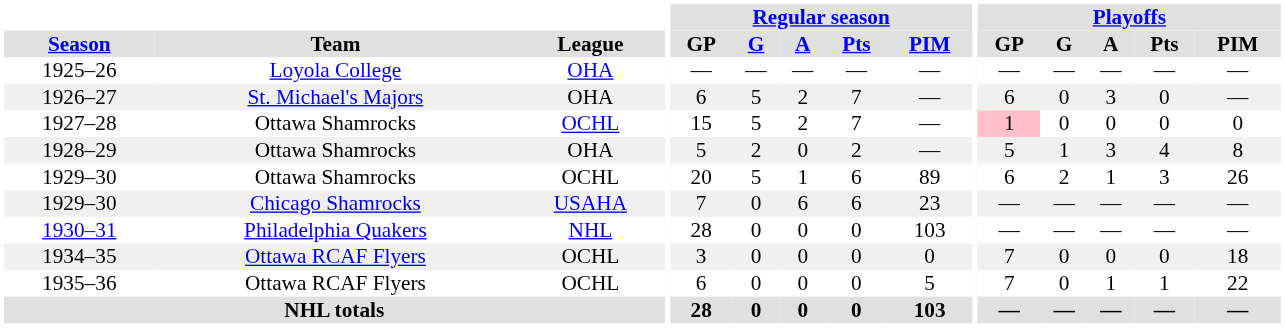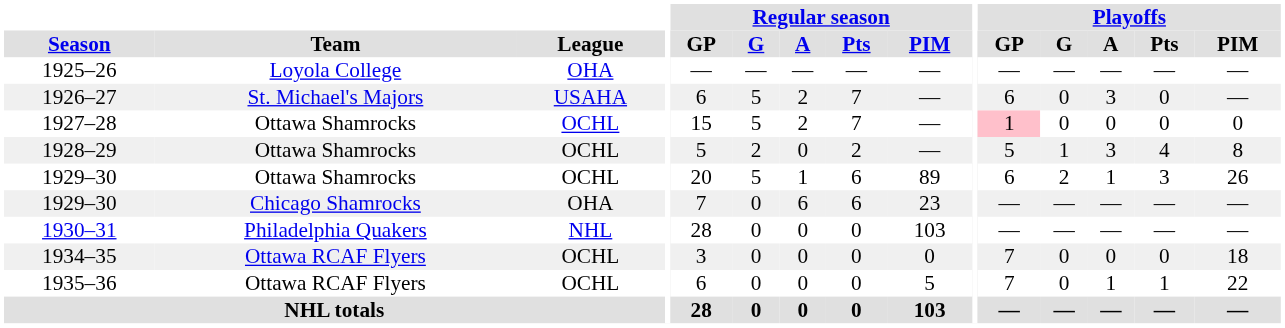(590, 96) OHA -> (590, 96) USAHA
(590, 150) OHA -> (590, 150) OCHL
(590, 203) USAHA -> (590, 203) OHA
